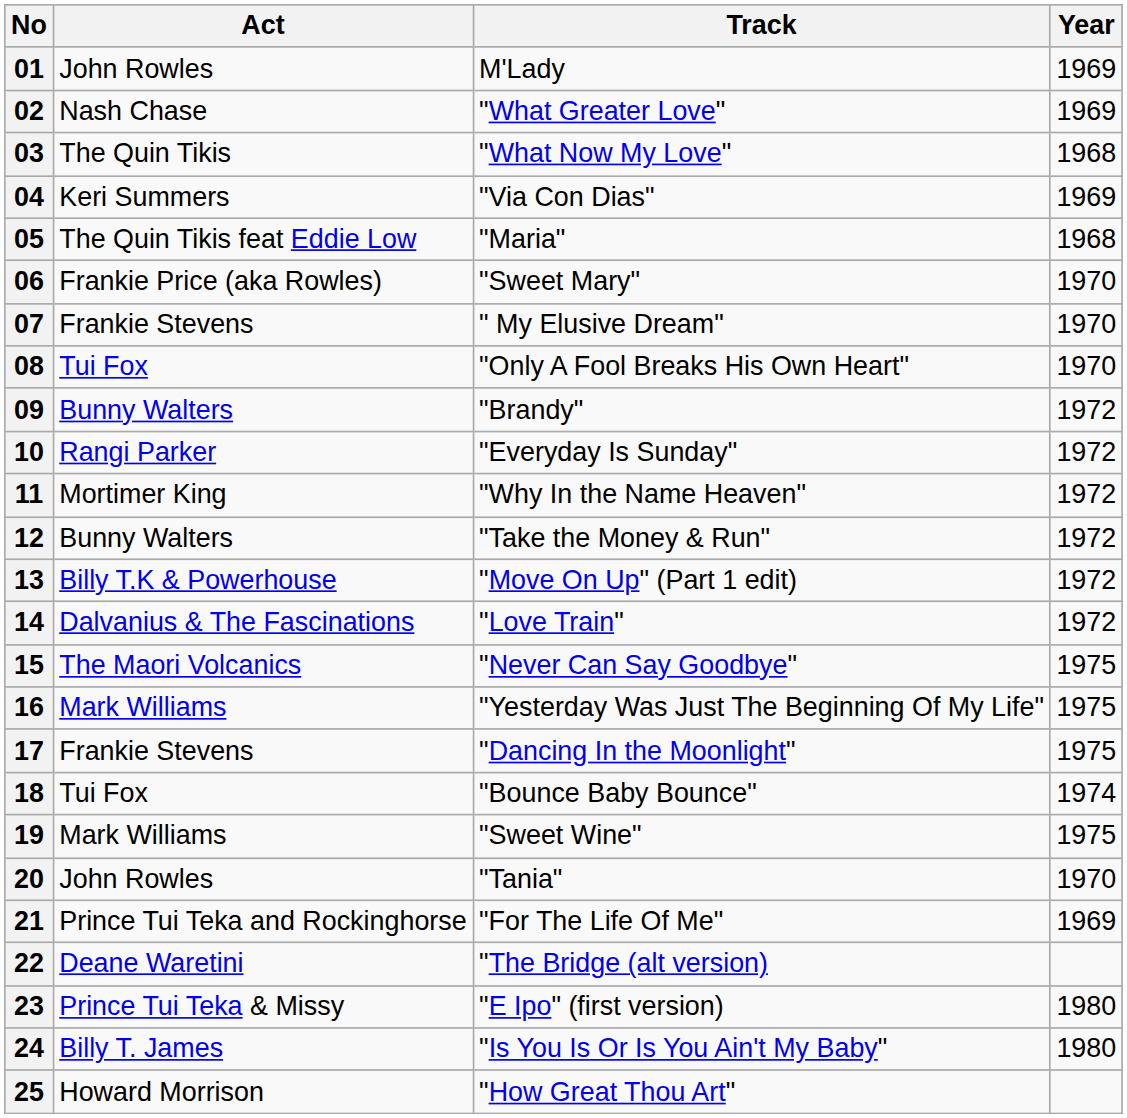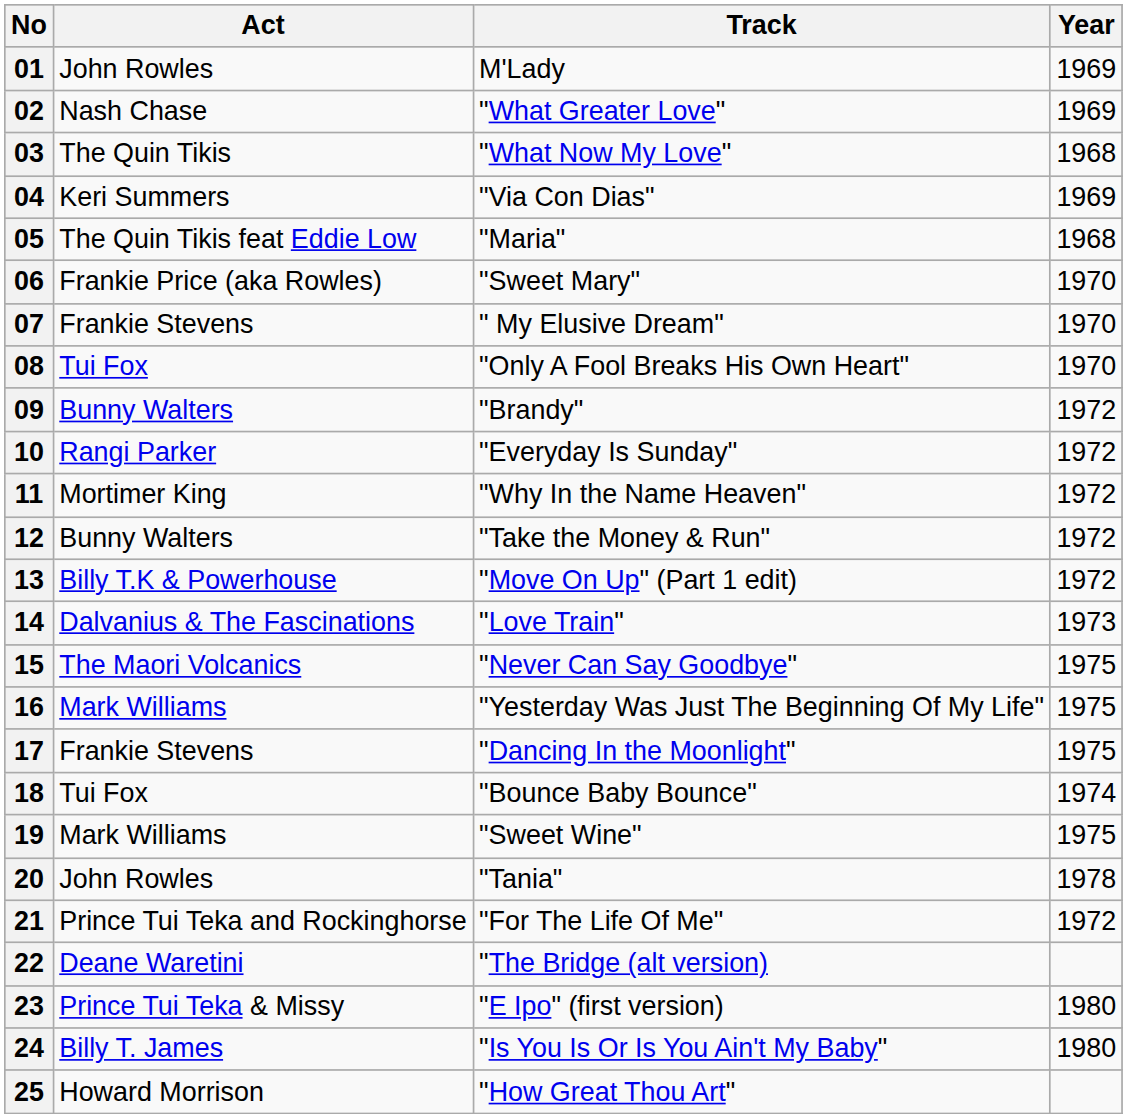(1086, 622) 1972 -> (1086, 622) 1973
(1086, 878) 1970 -> (1086, 878) 1978
(1086, 921) 1969 -> (1086, 921) 1972
